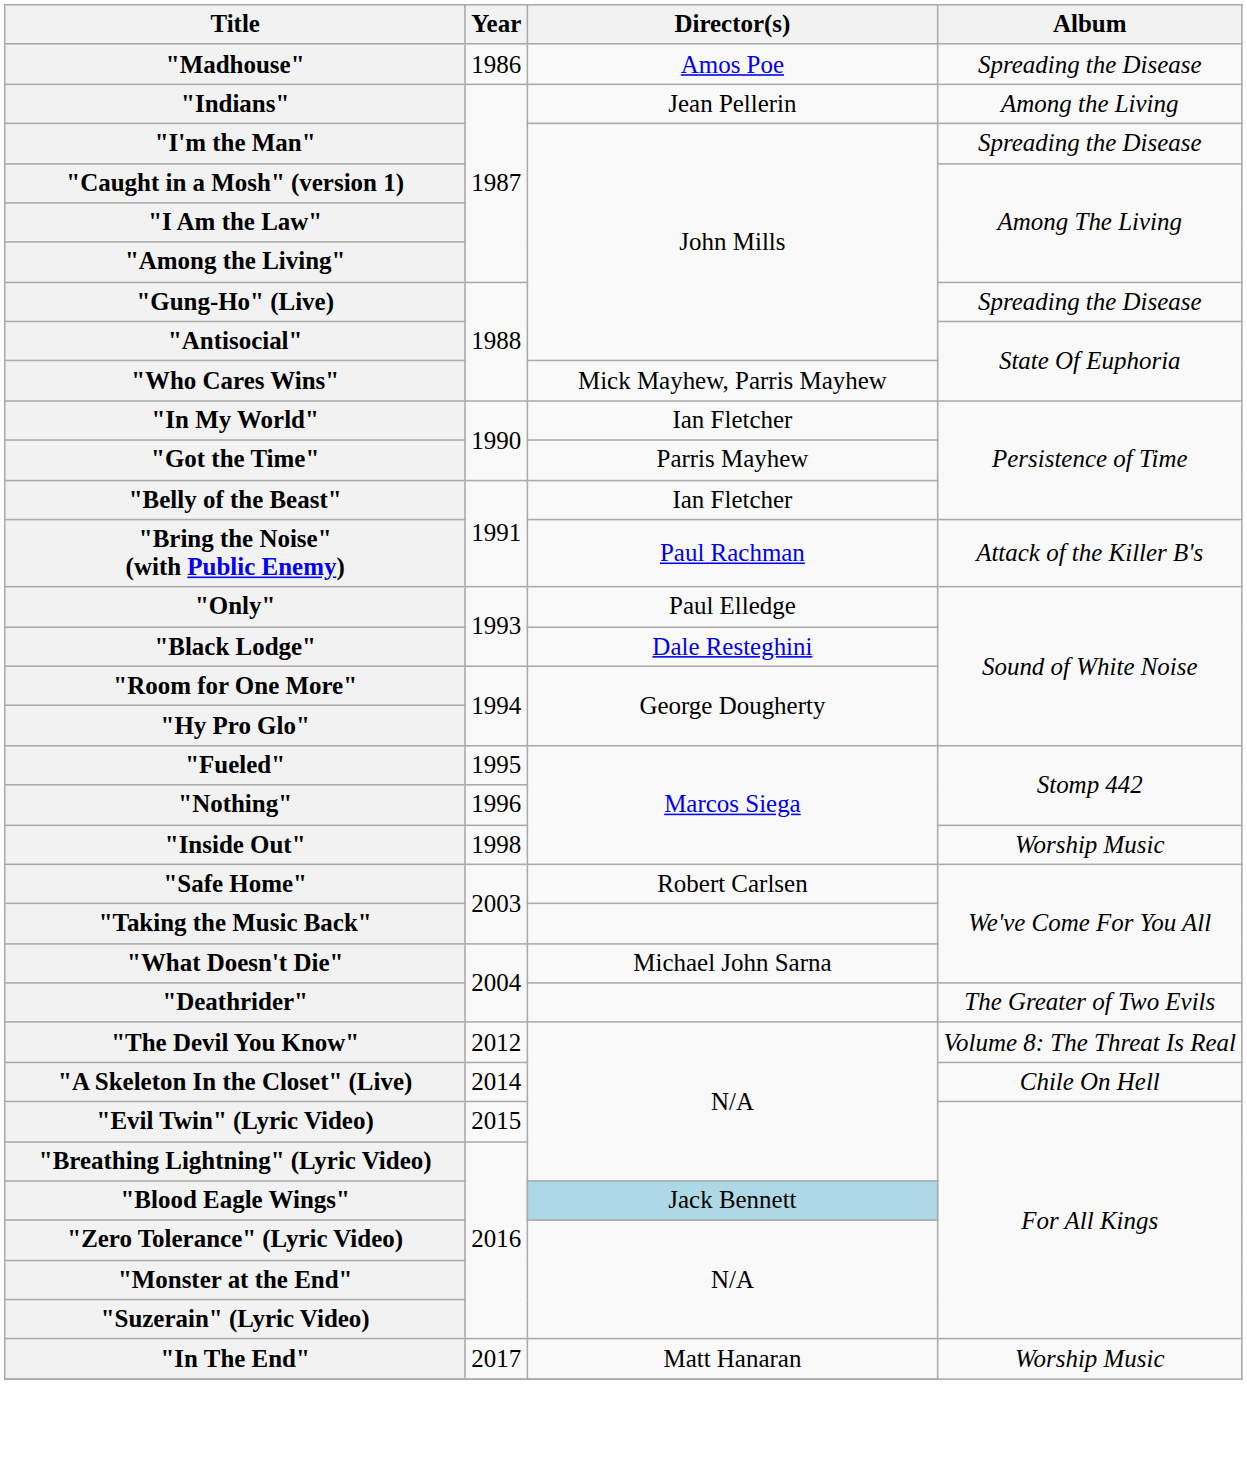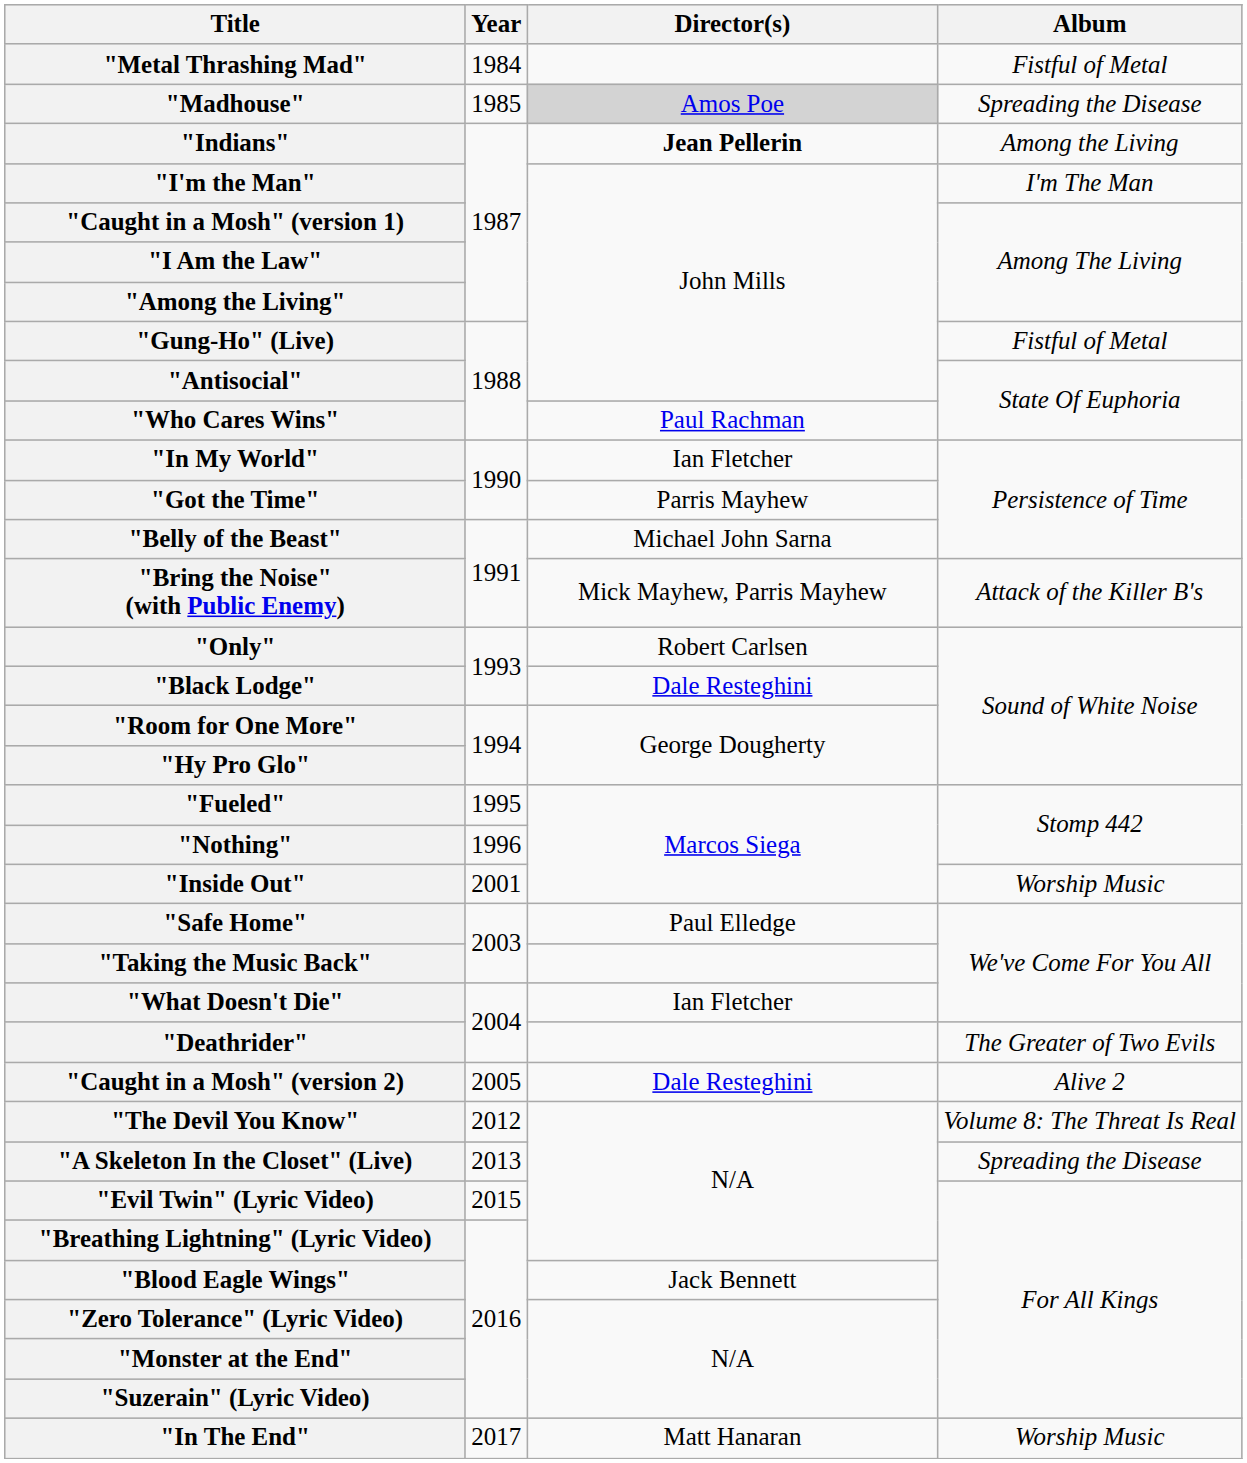+ row: (235, 63)
(496, 63) 1986 -> (496, 103) 1985
(732, 63) no background -> (732, 103) lightgrey background
(732, 103) normal -> (732, 143) bold
(1090, 143) Spreading the Disease -> (1090, 182) I'm The Man
(1090, 301) Spreading the Disease -> (1090, 340) Fistful of Metal
(732, 380) Mick Mayhew, Parris Mayhew -> (732, 420) Paul Rachman
(732, 499) Ian Fletcher -> (732, 538) Michael John Sarna
(732, 552) Paul Rachman -> (732, 592) Mick Mayhew, Parris Mayhew
(732, 606) Paul Elledge -> (732, 646) Robert Carlsen
(496, 844) 1998 -> (496, 883) 2001
(732, 883) Robert Carlsen -> (732, 923) Paul Elledge
(732, 962) Michael John Sarna -> (732, 1002) Ian Fletcher
+ row: (235, 1081)
(496, 1081) 2014 -> (496, 1160) 2013
(1090, 1081) Chile On Hell -> (1090, 1160) Spreading the Disease
(732, 1200) lightblue background -> (732, 1279) no background
